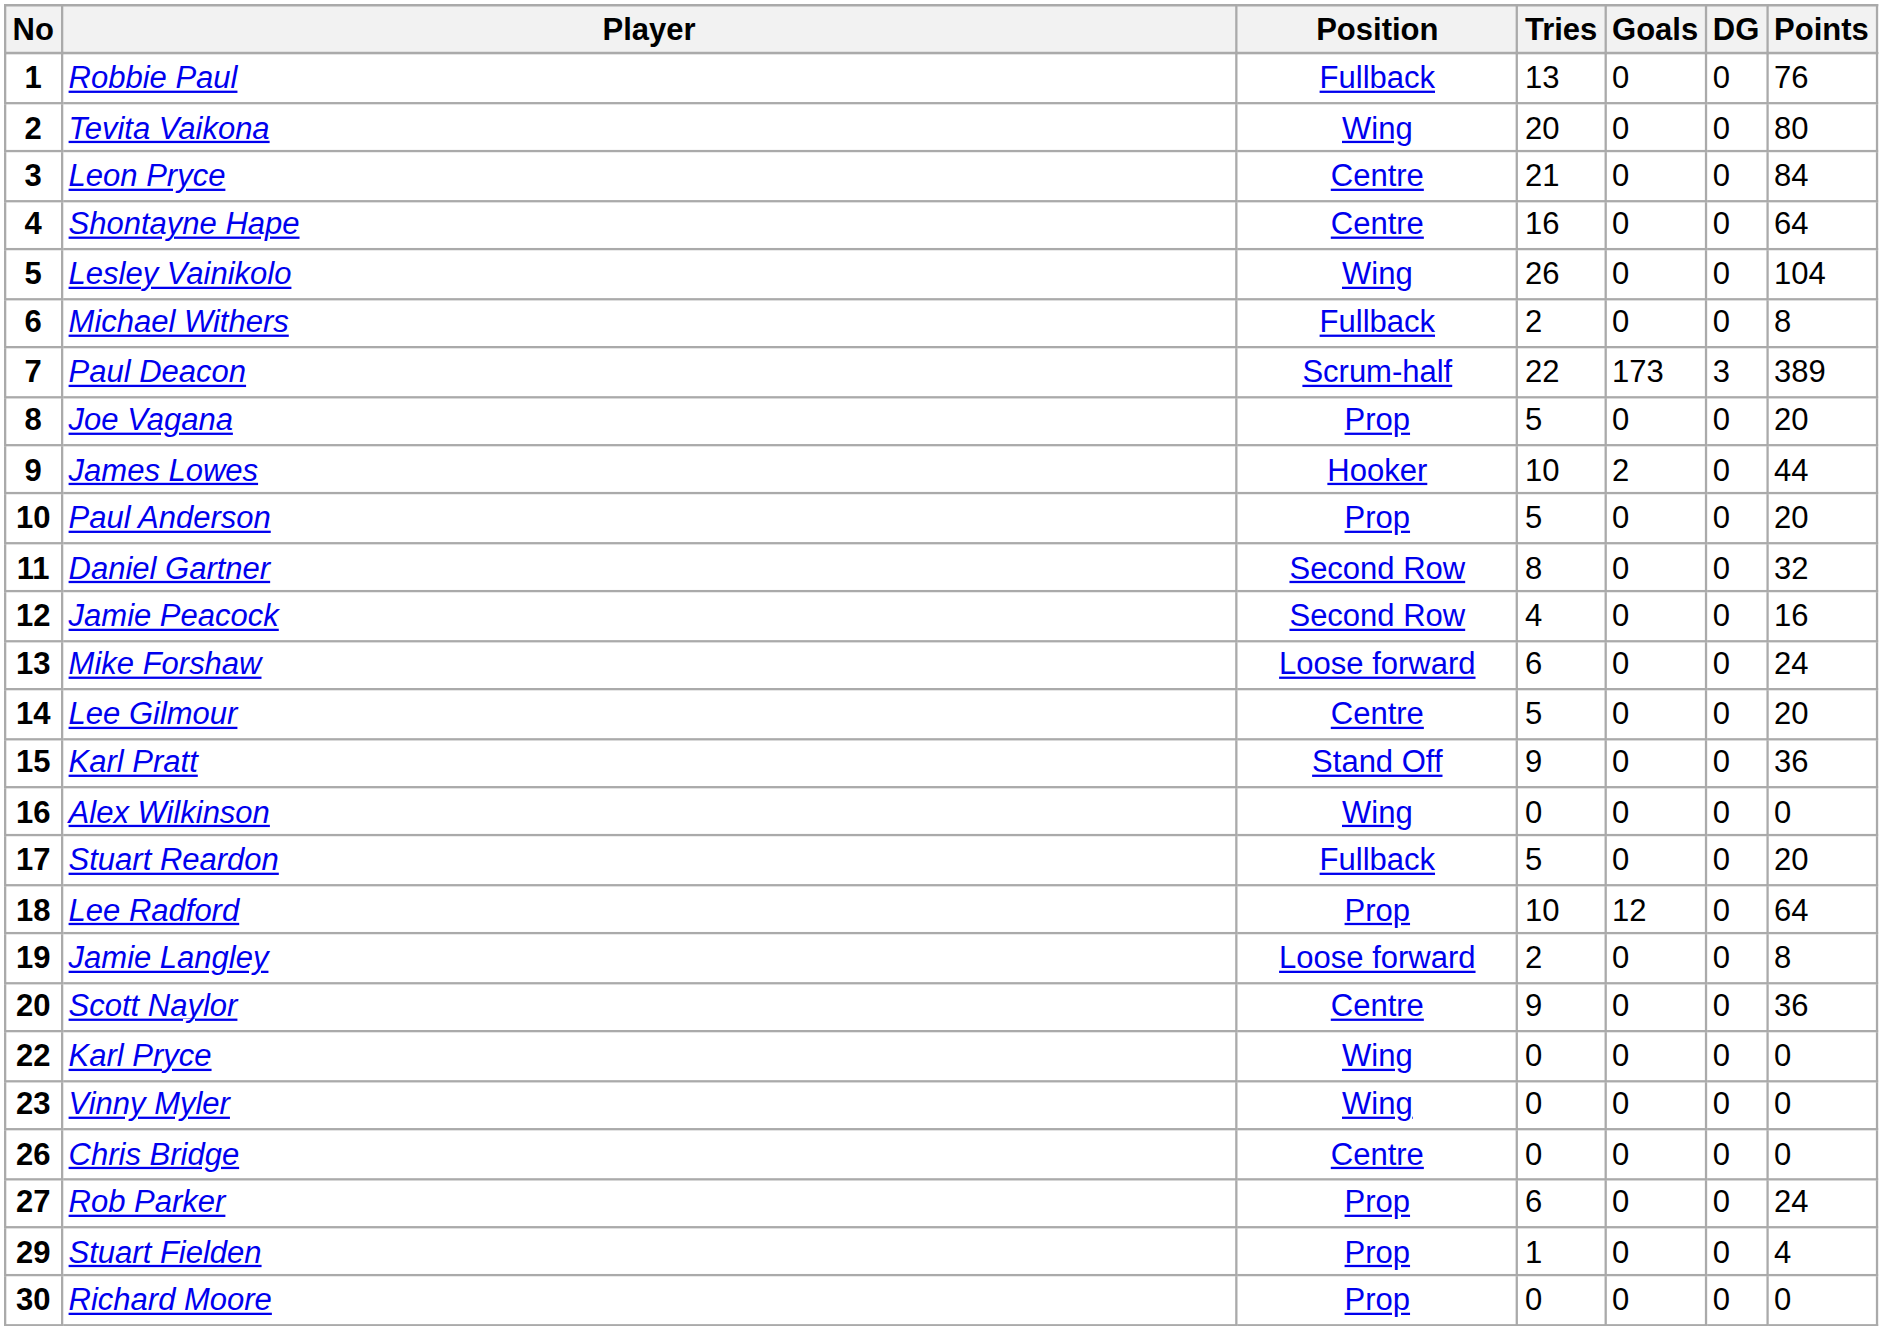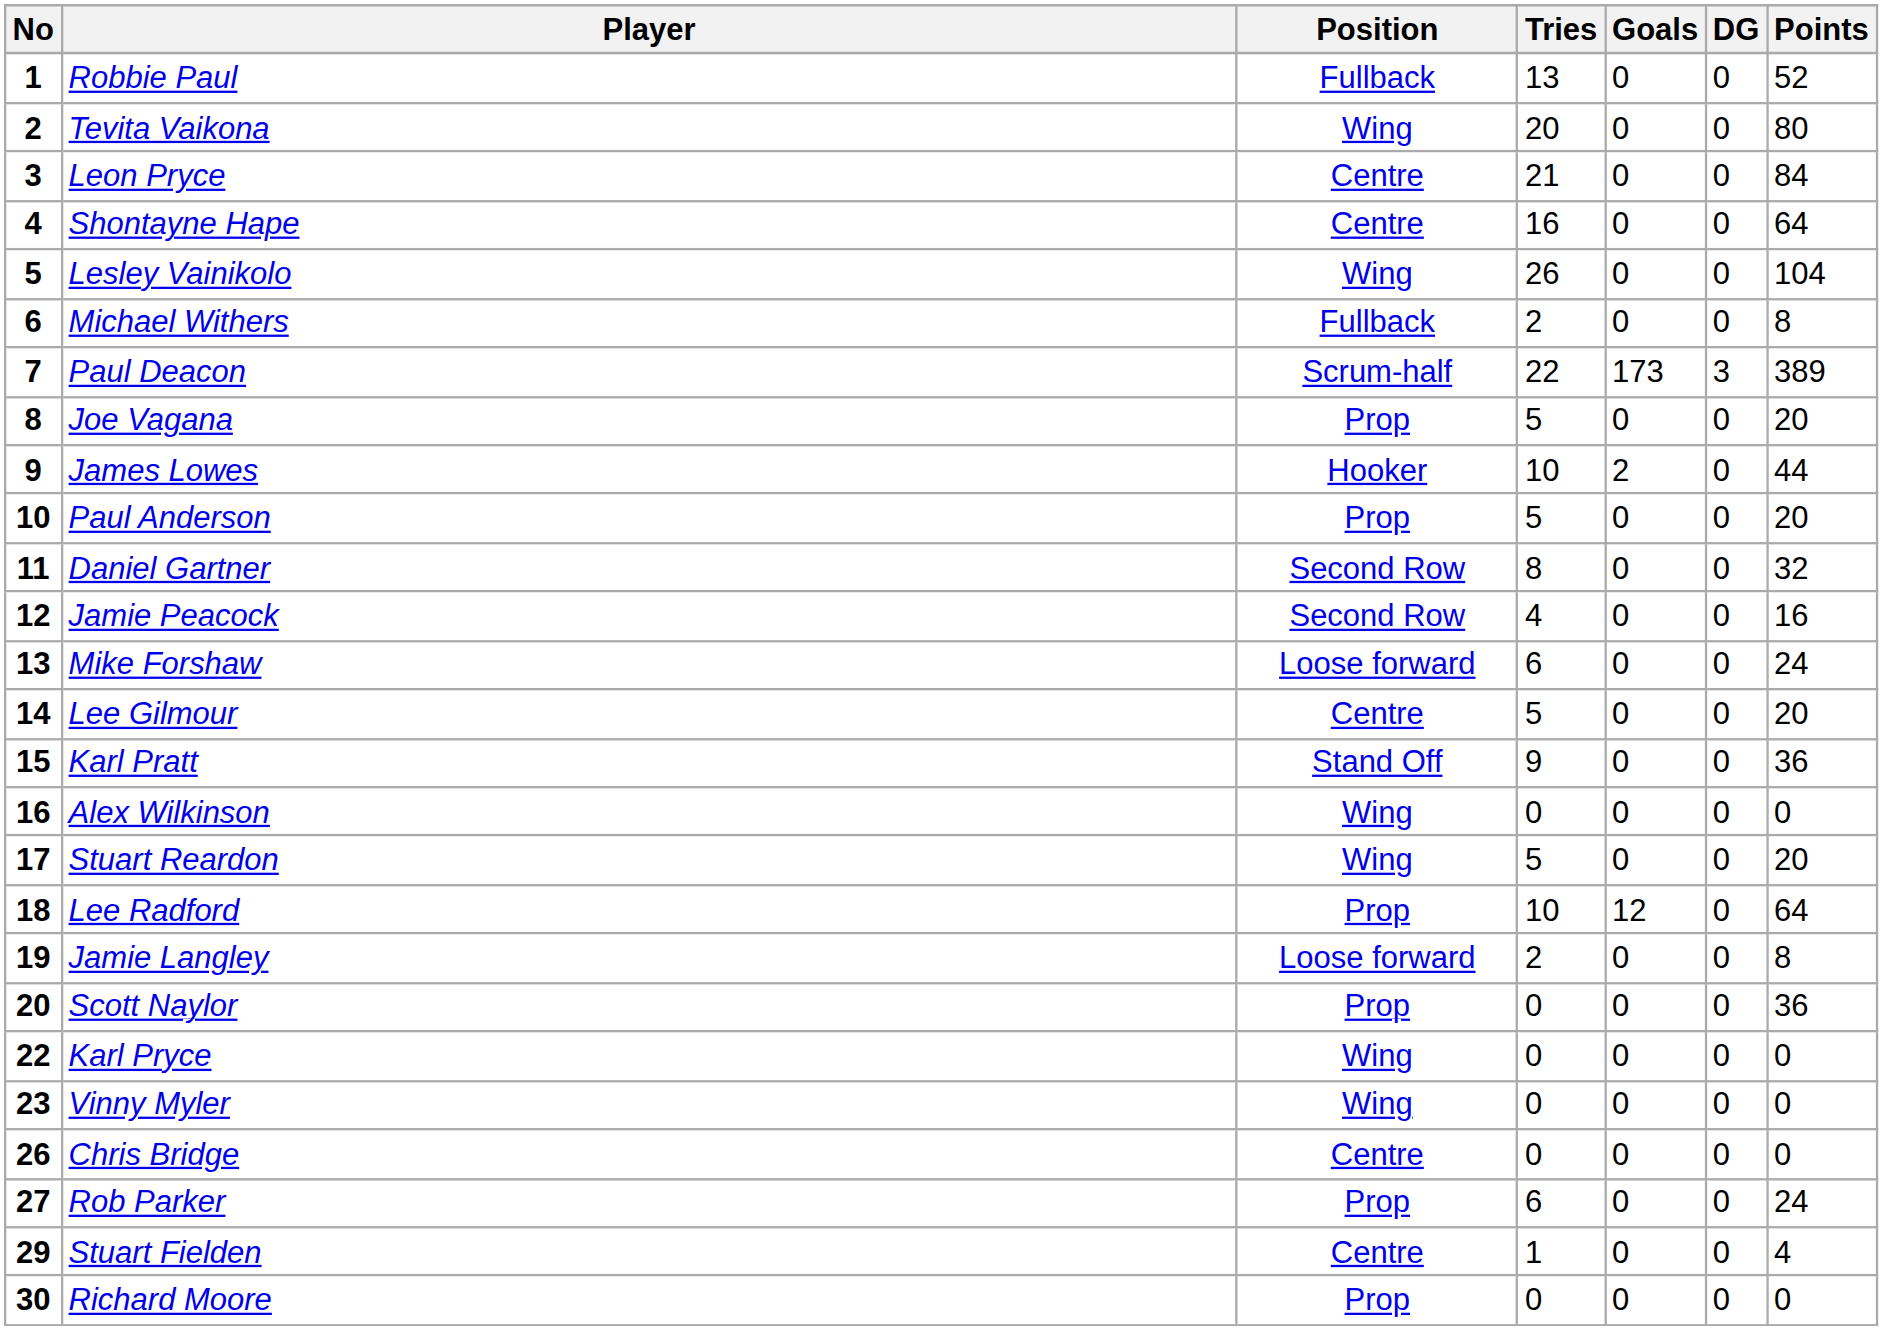(1791, 78) 76 -> (1791, 78) 52
(1377, 860) Fullback -> (1377, 860) Wing
(1377, 1007) Centre -> (1377, 1007) Prop
(1534, 1007) 9 -> (1534, 1007) 0
(1377, 1251) Prop -> (1377, 1251) Centre
